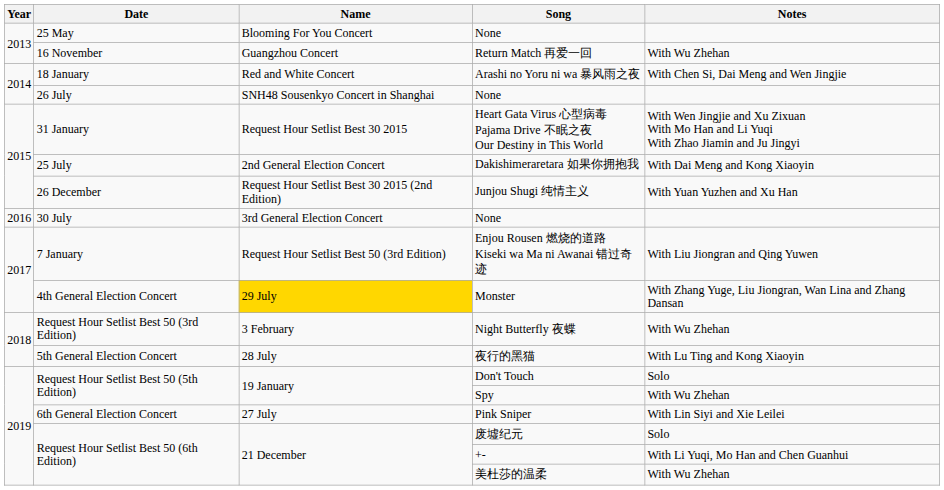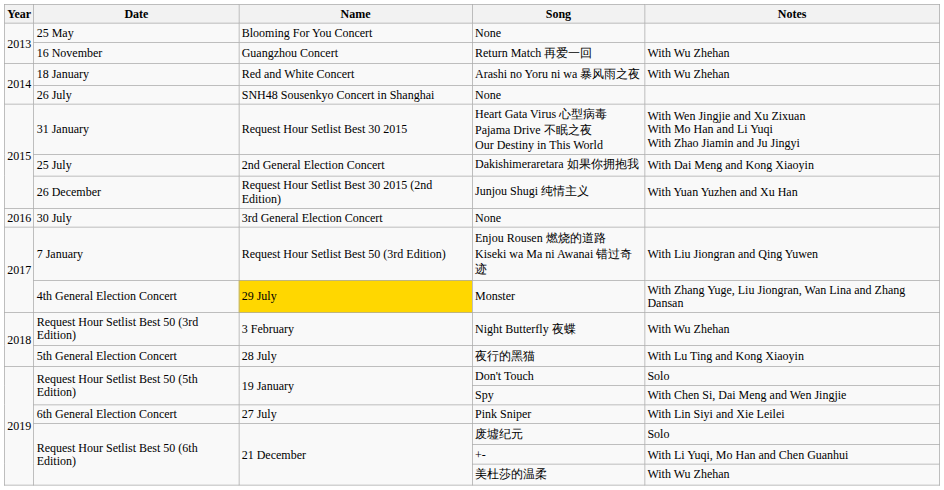(747, 74) With Chen Si, Dai Meng and Wen Jingjie -> (688, 74) With Wu Zhehan
(688, 395) With Wu Zhehan -> (747, 395) With Chen Si, Dai Meng and Wen Jingjie
